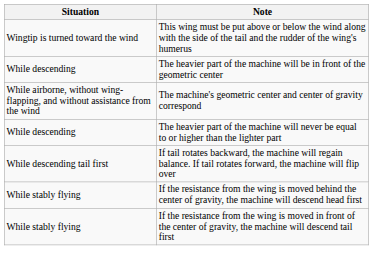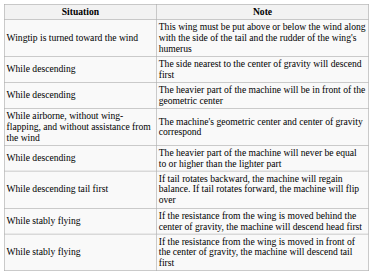+ row: (260, 69)
